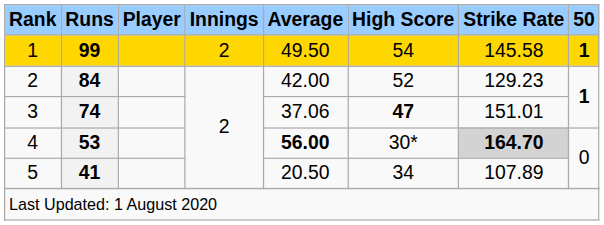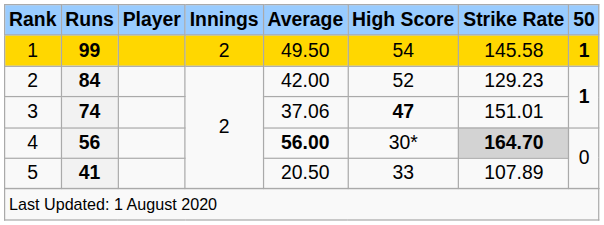(90, 142) 53 -> (90, 142) 56
(403, 173) 34 -> (403, 173) 33
